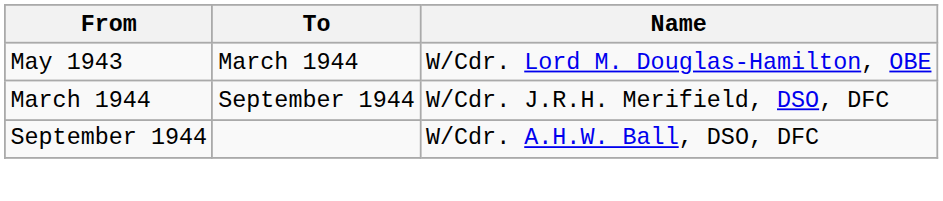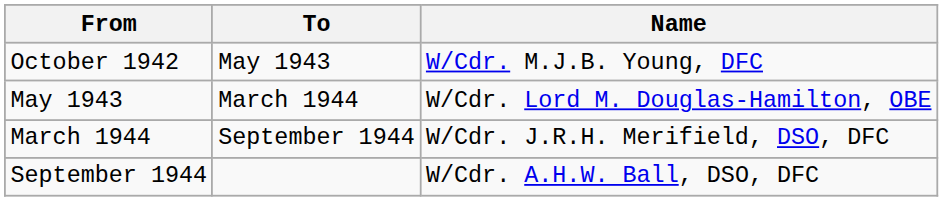+ row: (95, 62)
